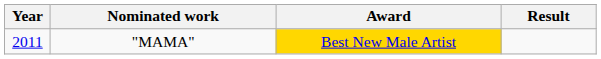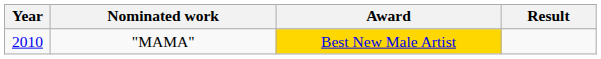(27, 41) 2011 -> (27, 41) 2010
